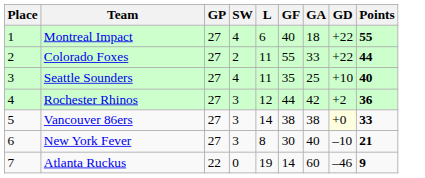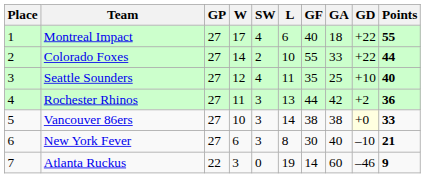+ column: (241, 15)
(265, 57) 11 -> (288, 57) 10
(266, 99) 12 -> (288, 99) 13
